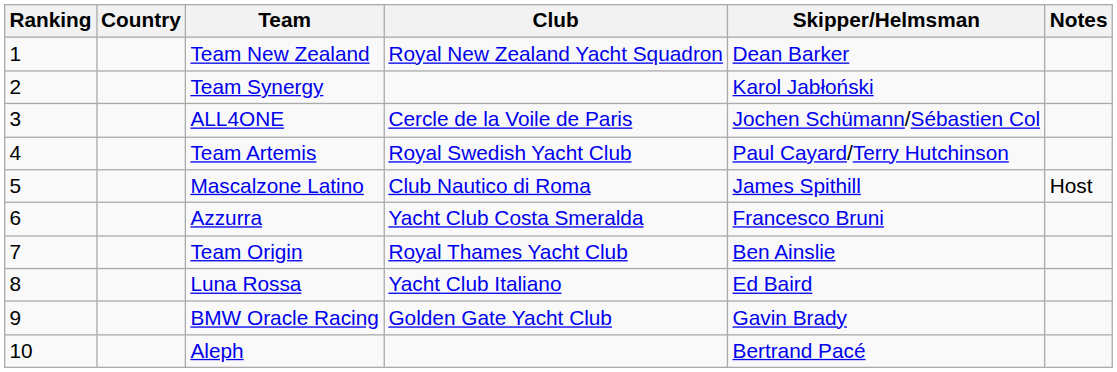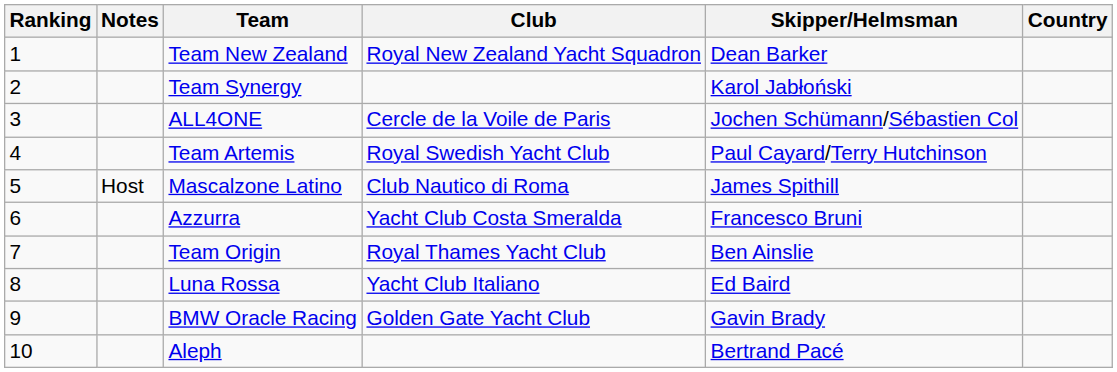columns swapped: (141, 20) <-> (1079, 20)
